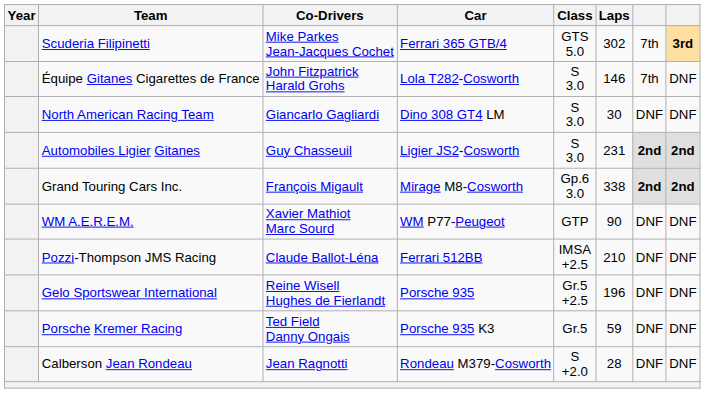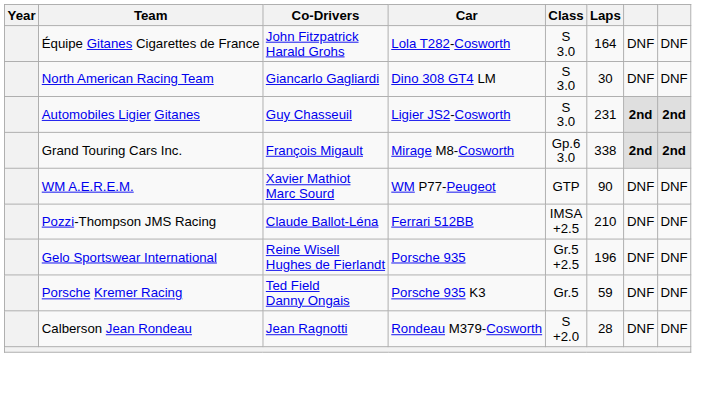- row: (96, 44)
(614, 79) 146 -> (605, 44) 164
(649, 79) 7th -> (641, 44) DNF
